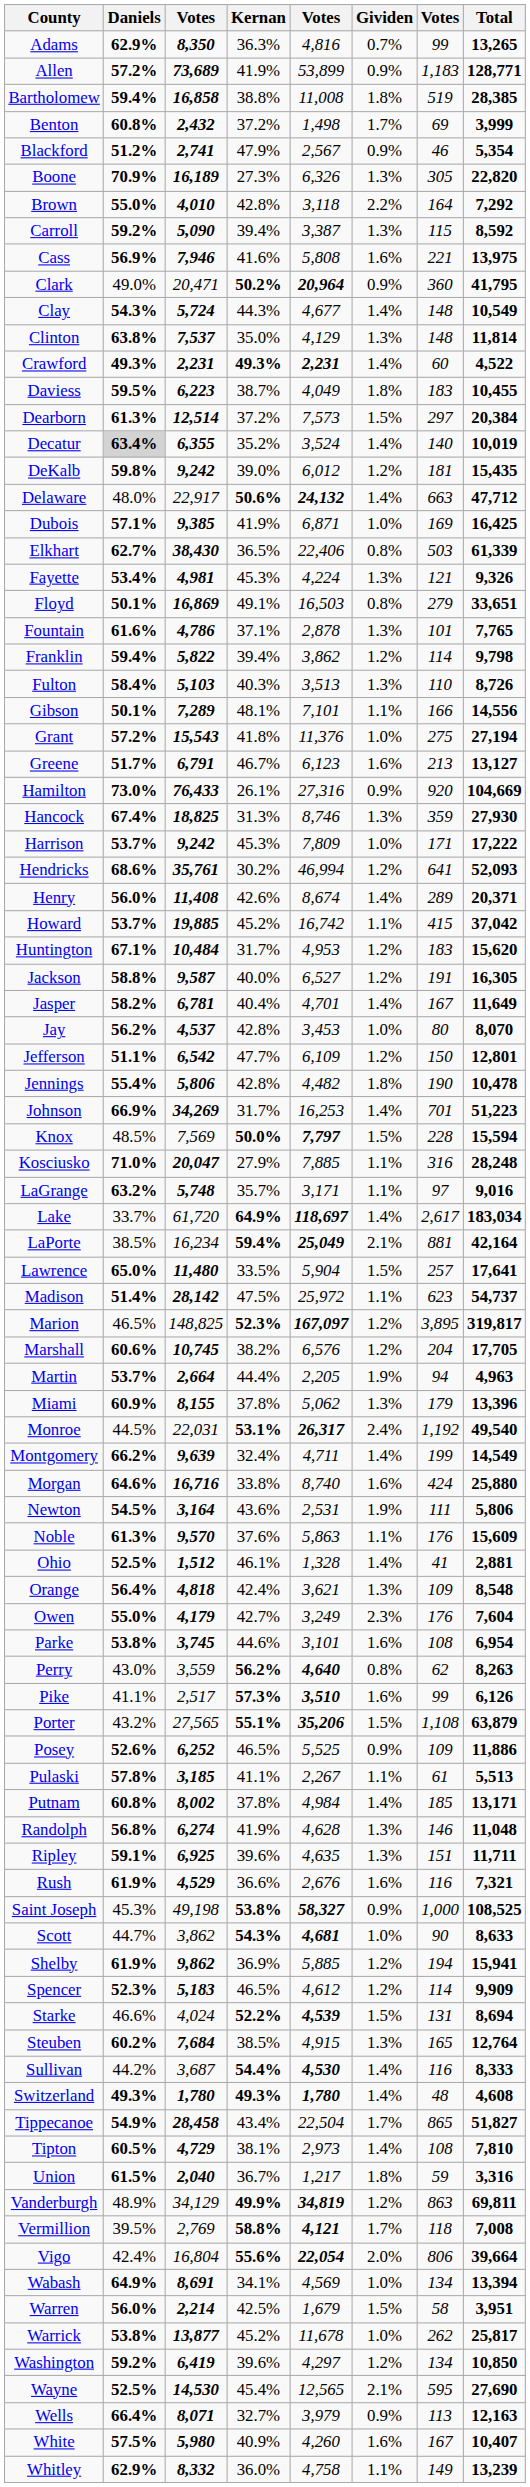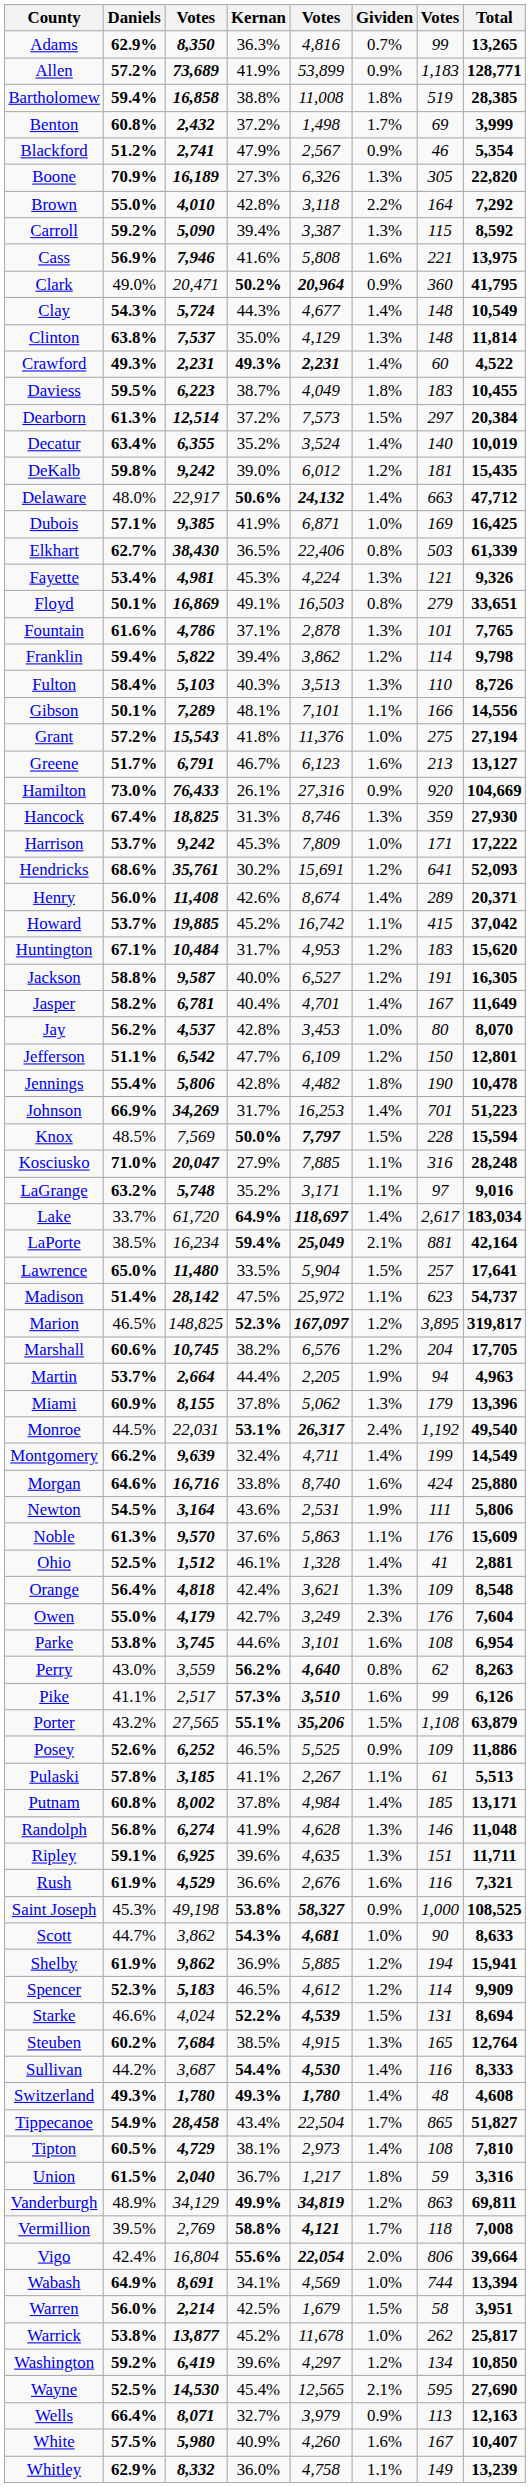(134, 444) lightgrey background -> (134, 444) no background
(321, 870) 46,994 -> (321, 870) 15,691
(258, 1190) 35.7% -> (258, 1190) 35.2%
(440, 2282) 134 -> (440, 2282) 744
